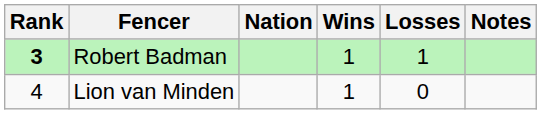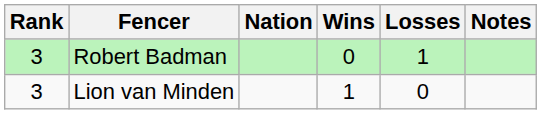(37, 56) bold -> (37, 56) normal
(349, 56) 1 -> (349, 56) 0
(37, 91) 4 -> (37, 91) 3
